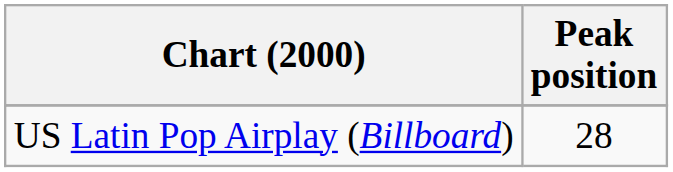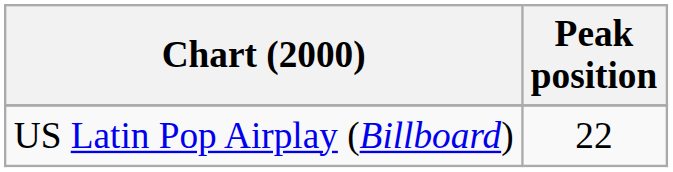(594, 135) 28 -> (594, 135) 22
